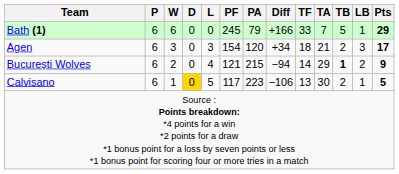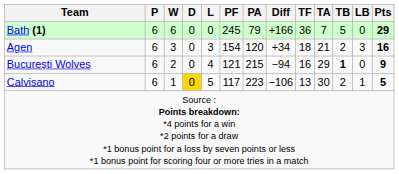(305, 30) 33 -> (305, 30) 36
(362, 30) 1 -> (362, 30) 0
(383, 47) 17 -> (383, 47) 16
(305, 64) 14 -> (305, 64) 16
(362, 64) 2 -> (362, 64) 0
